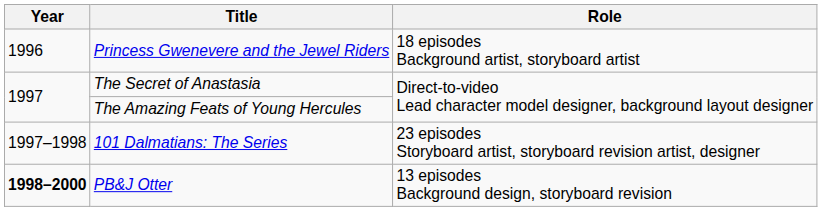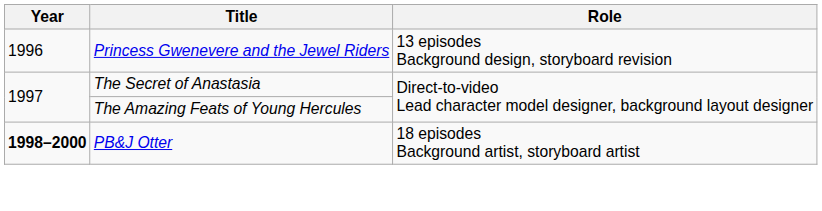(518, 50) 18 episodes Background artist, storyboard artist -> (534, 50) 13 episodes Background design, storyboard revision
- row: (191, 142)
(534, 185) 13 episodes Background design, storyboard revision -> (518, 142) 18 episodes Background artist, storyboard artist
